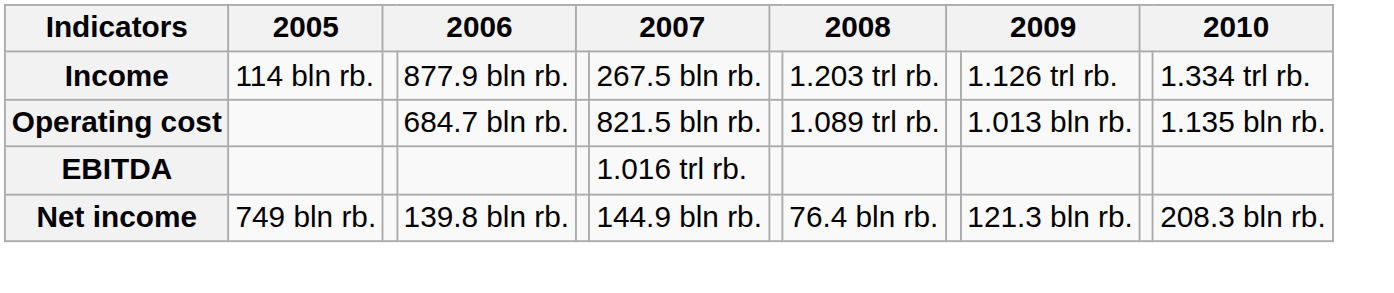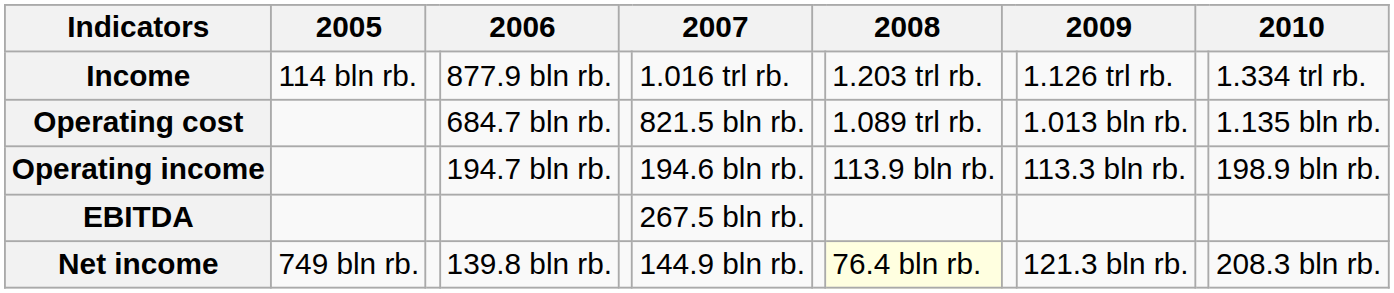(679, 75) 267.5 bln rb. -> (715, 75) 1.016 trl rb.
+ row: (138, 169)
(672, 169) 1.016 trl rb. -> (722, 216) 267.5 bln rb.
(864, 216) no background -> (907, 264) lightyellow background
